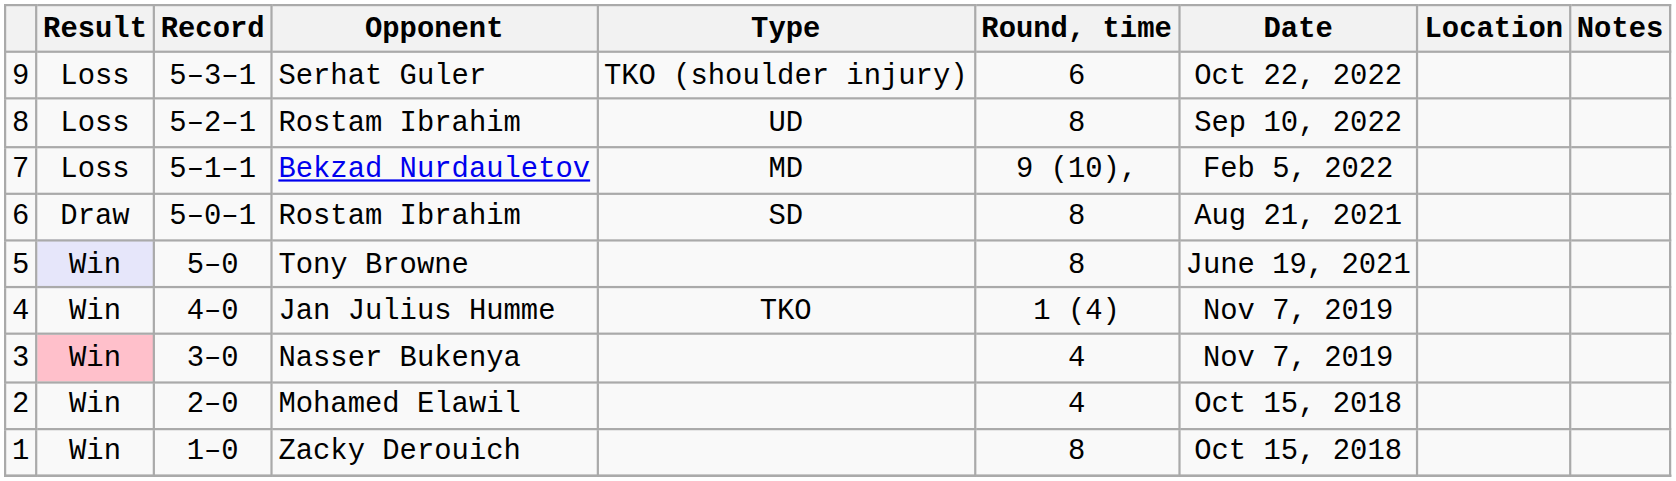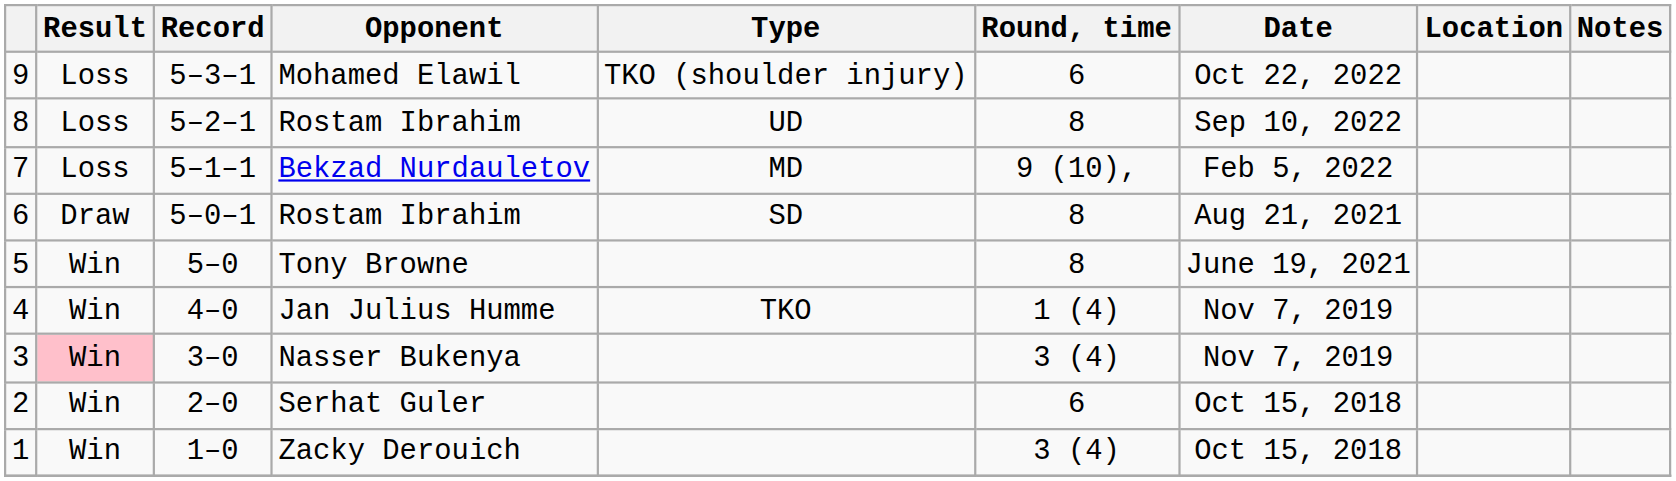(382, 76) Serhat Guler -> (400, 76) Mohamed Elawil
(95, 264) lavender background -> (95, 264) no background
(1077, 358) 4 -> (1077, 358) 3 (4)
(400, 405) Mohamed Elawil -> (382, 405) Serhat Guler
(1077, 405) 4 -> (1077, 405) 6
(1077, 452) 8 -> (1077, 452) 3 (4)
